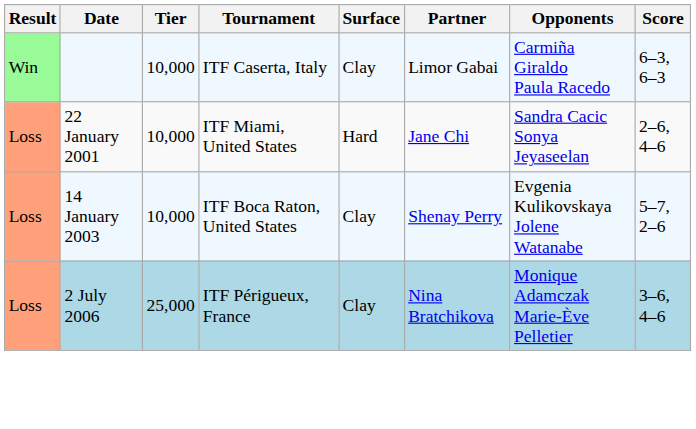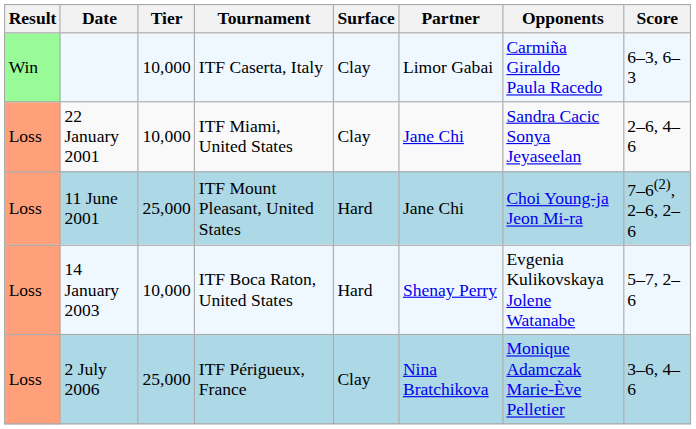(360, 136) Hard -> (354, 136) Clay
+ row: (91, 207)
(359, 215) Clay -> (355, 289) Hard
